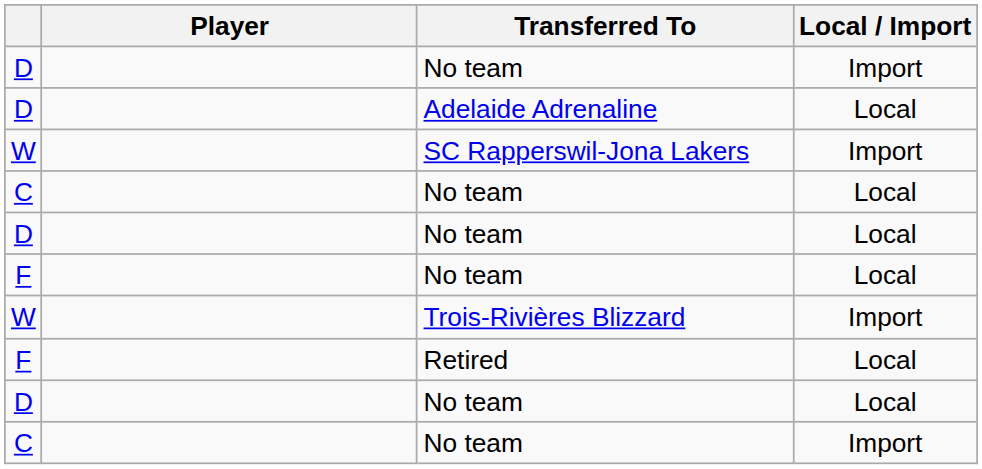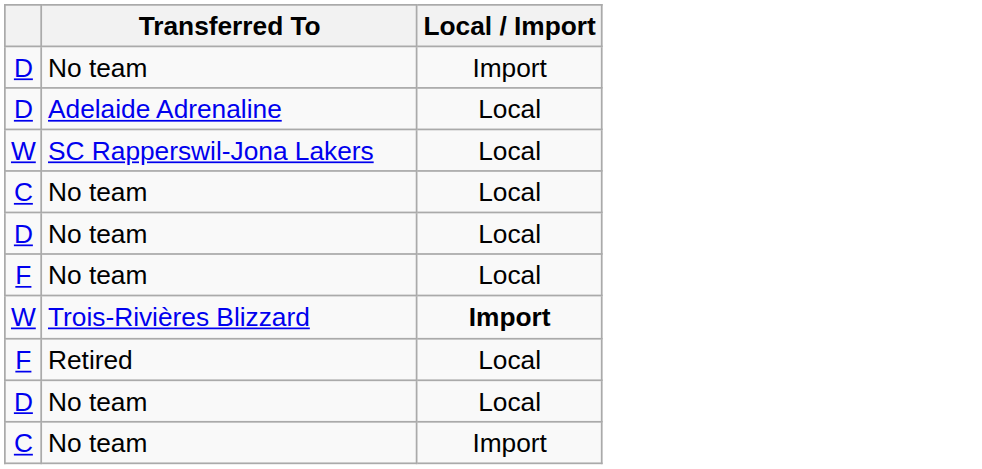- column: (230, 26)
(885, 151) Import -> (510, 151) Local
(885, 317) normal -> (510, 317) bold
